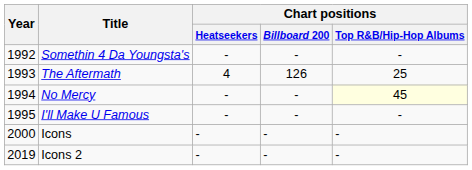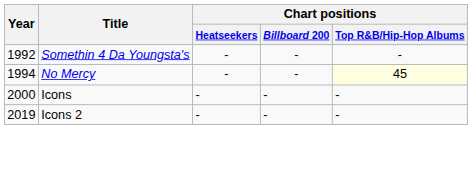- row: (81, 74)
- row: (95, 114)
